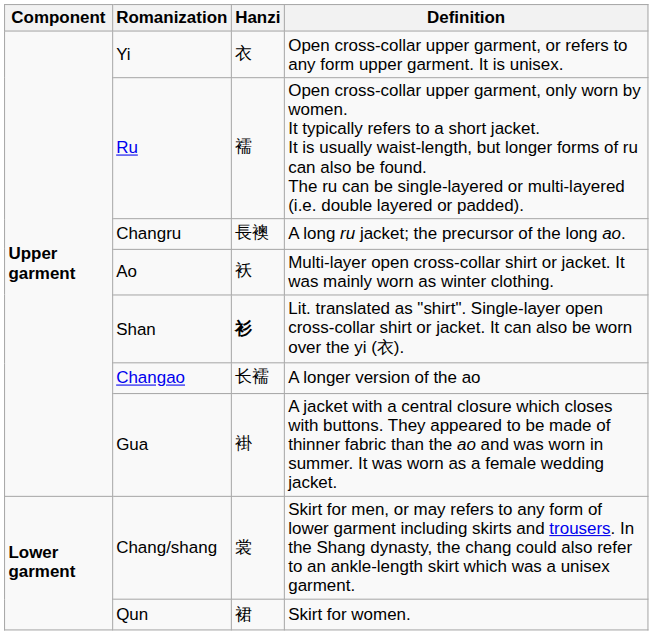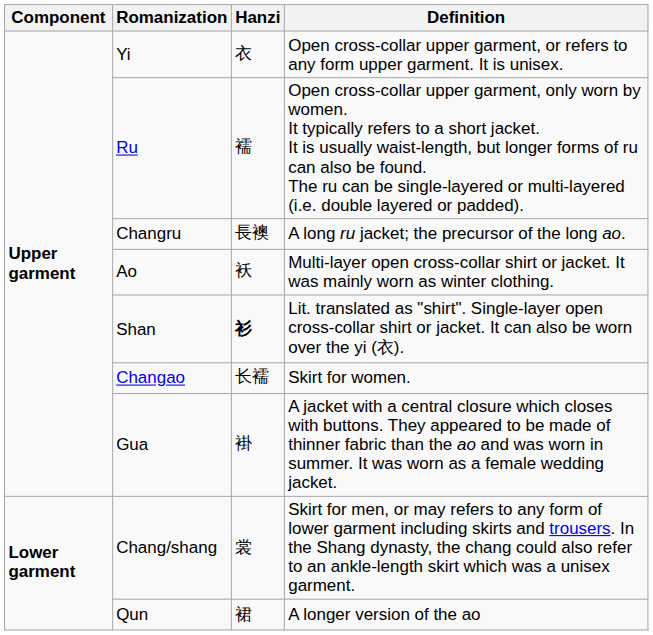(384, 378) A longer version of the ao -> (349, 378) Skirt for women.
(349, 614) Skirt for women. -> (384, 614) A longer version of the ao
